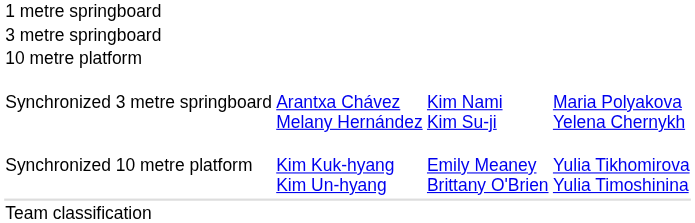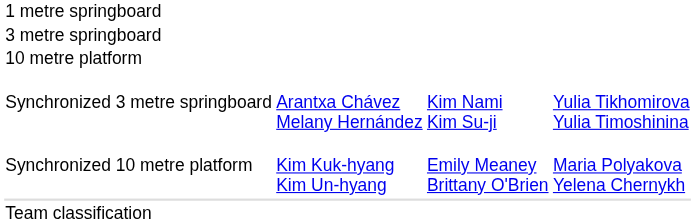(619, 112) Maria Polyakova Yelena Chernykh -> (621, 112) Yulia Tikhomirova Yulia Timoshinina
(621, 175) Yulia Tikhomirova Yulia Timoshinina -> (619, 175) Maria Polyakova Yelena Chernykh
